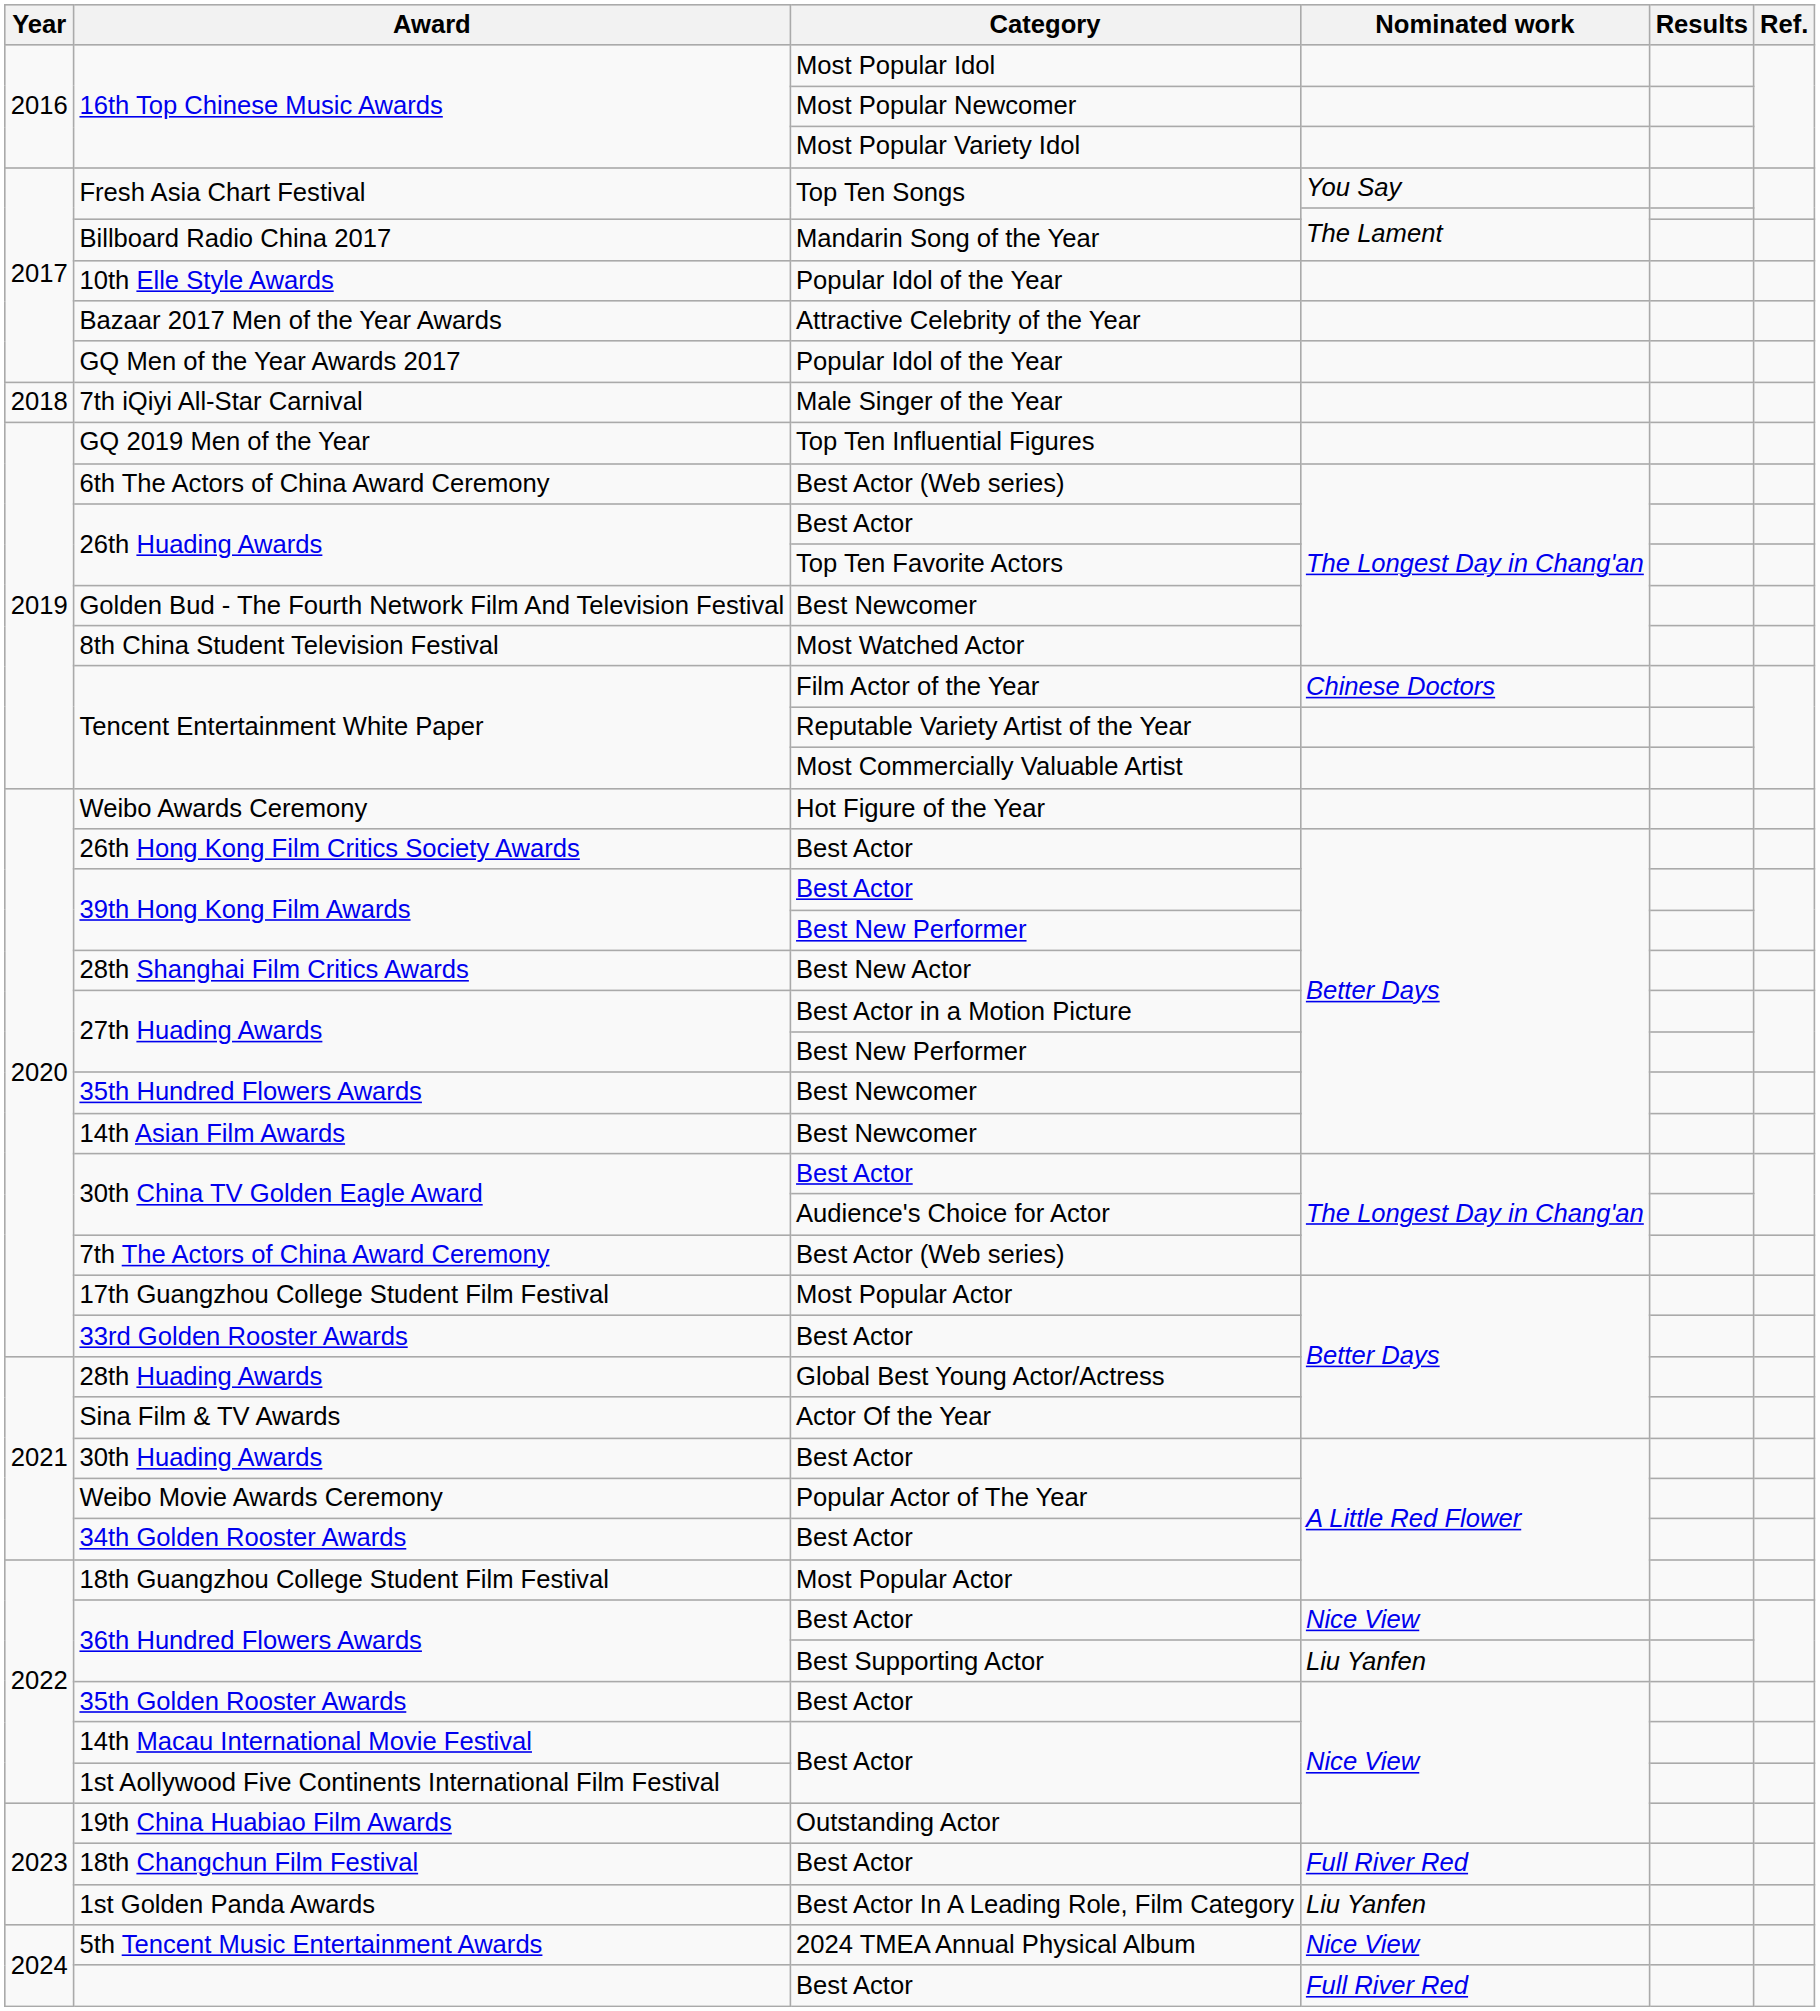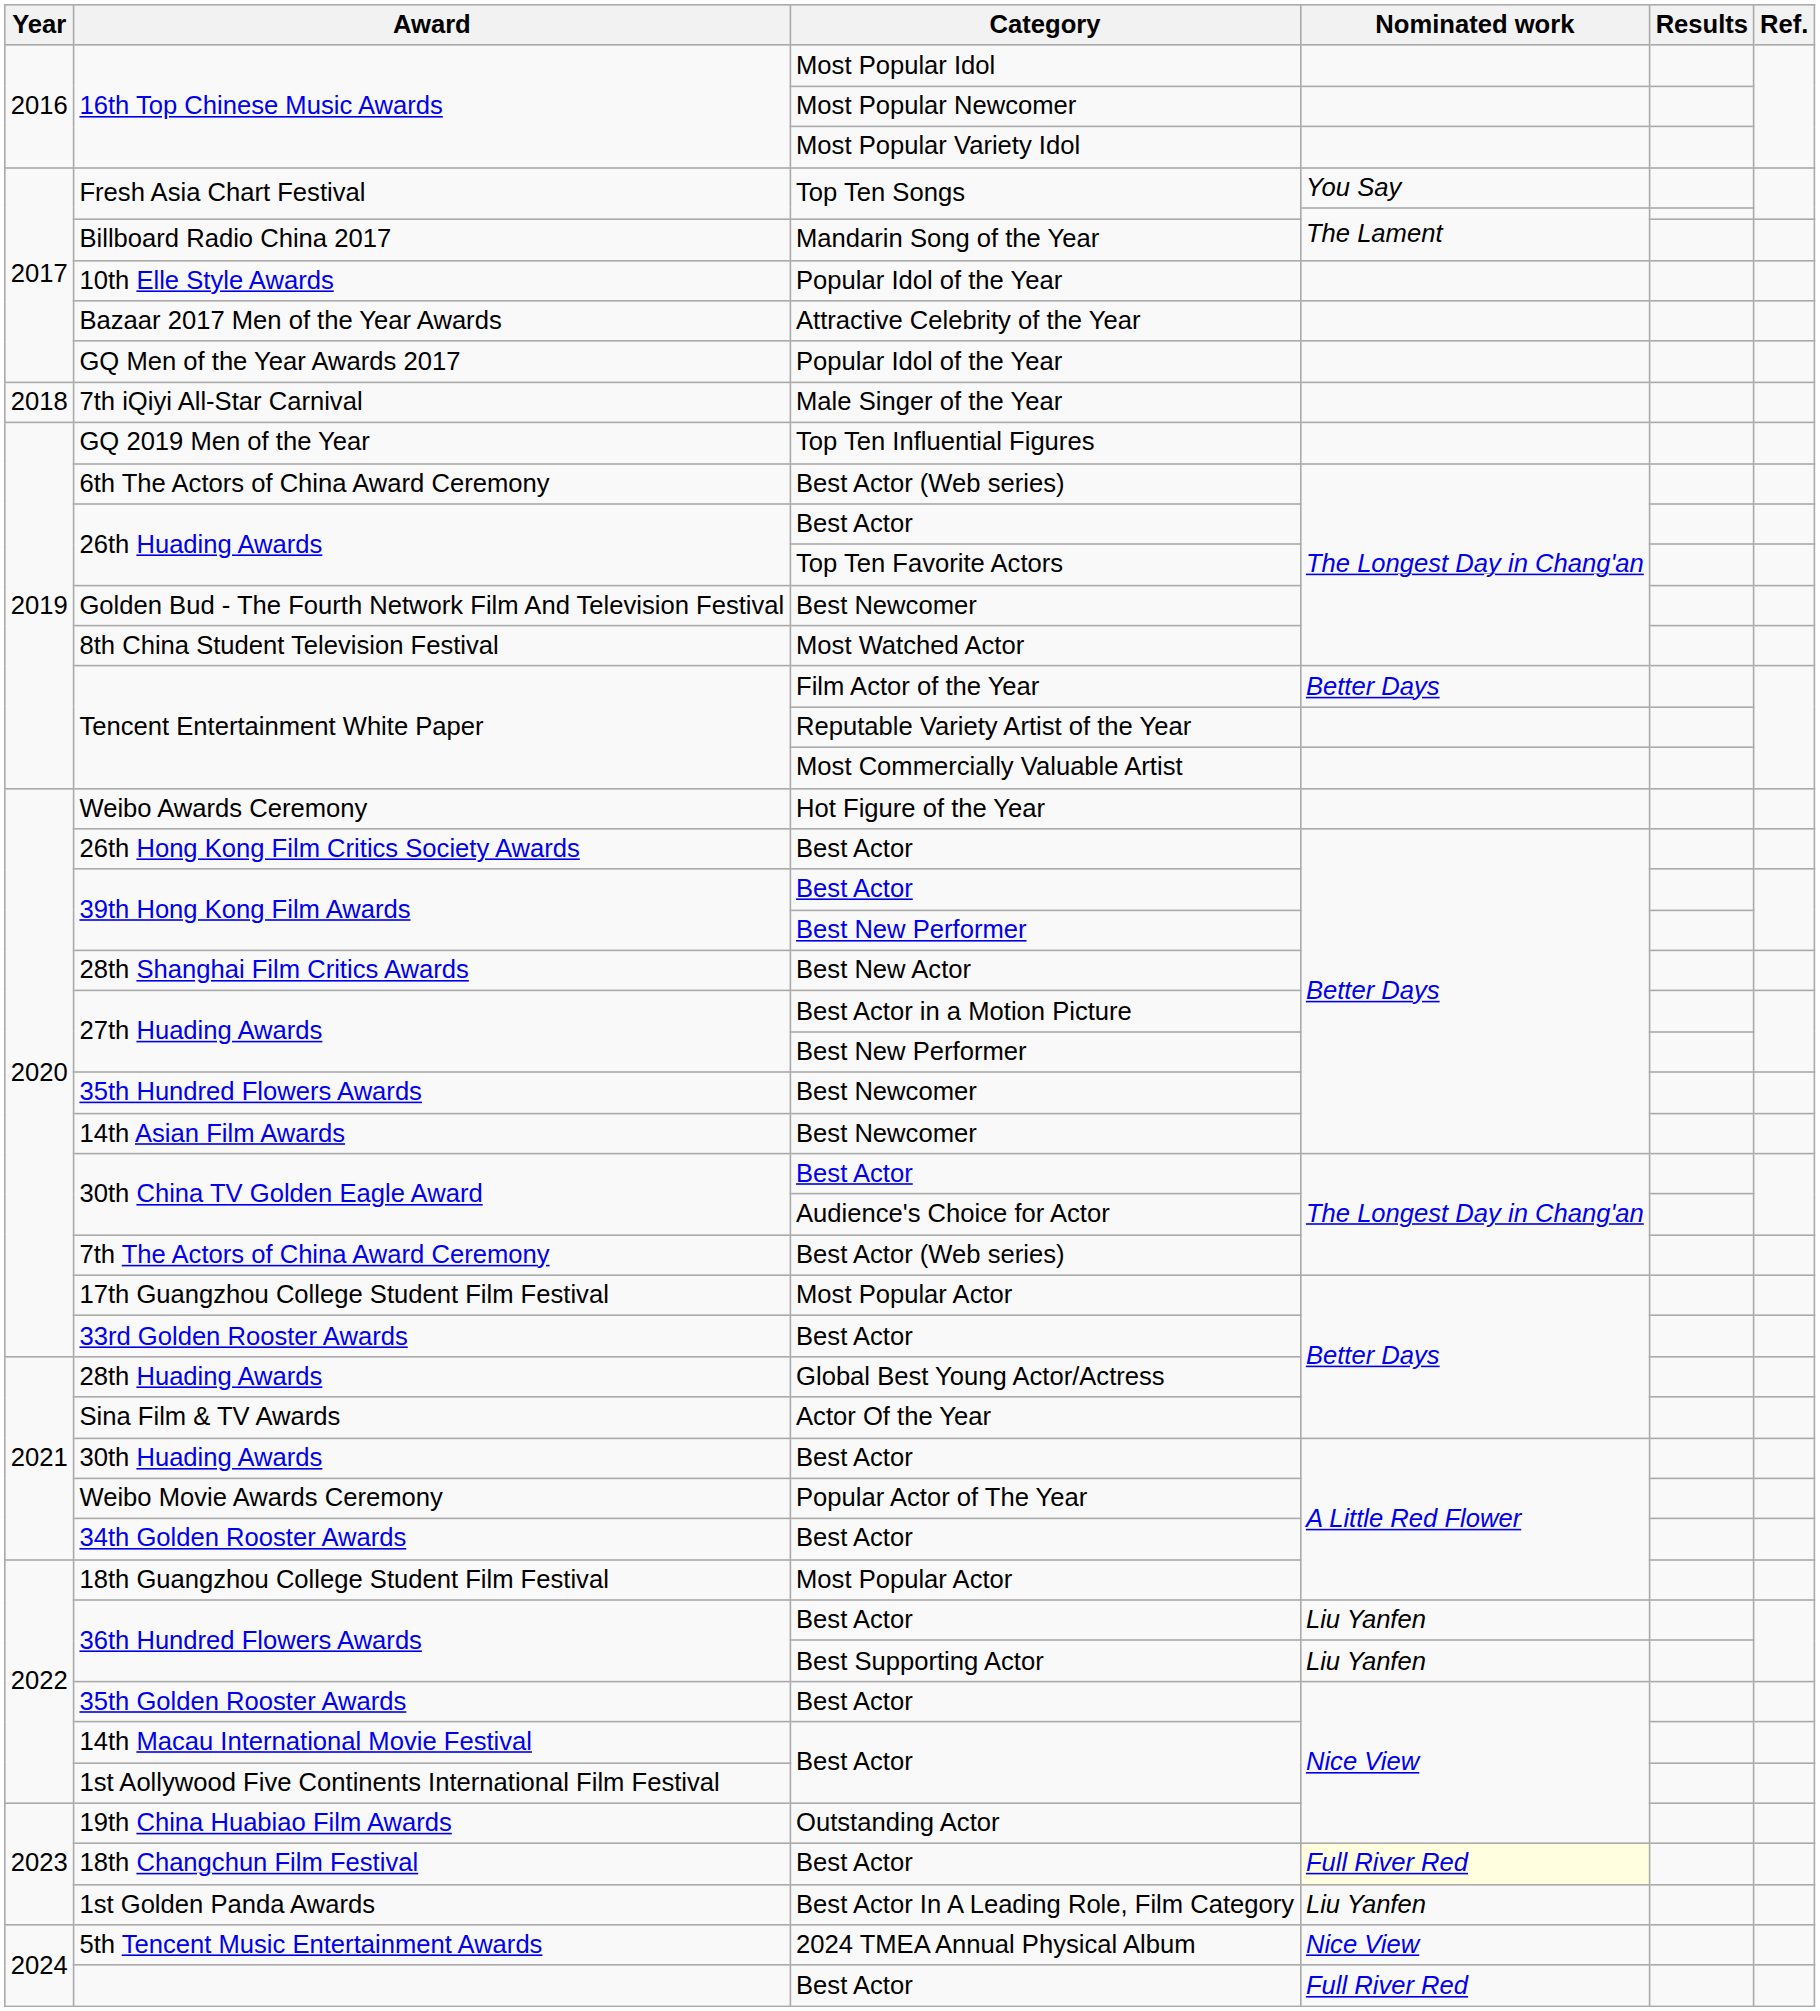(1401, 686) Chinese Doctors -> (1373, 686) Better Days
(1363, 1620) Nice View -> (1366, 1620) Liu Yanfen
(1387, 1863) no background -> (1387, 1863) lightyellow background
